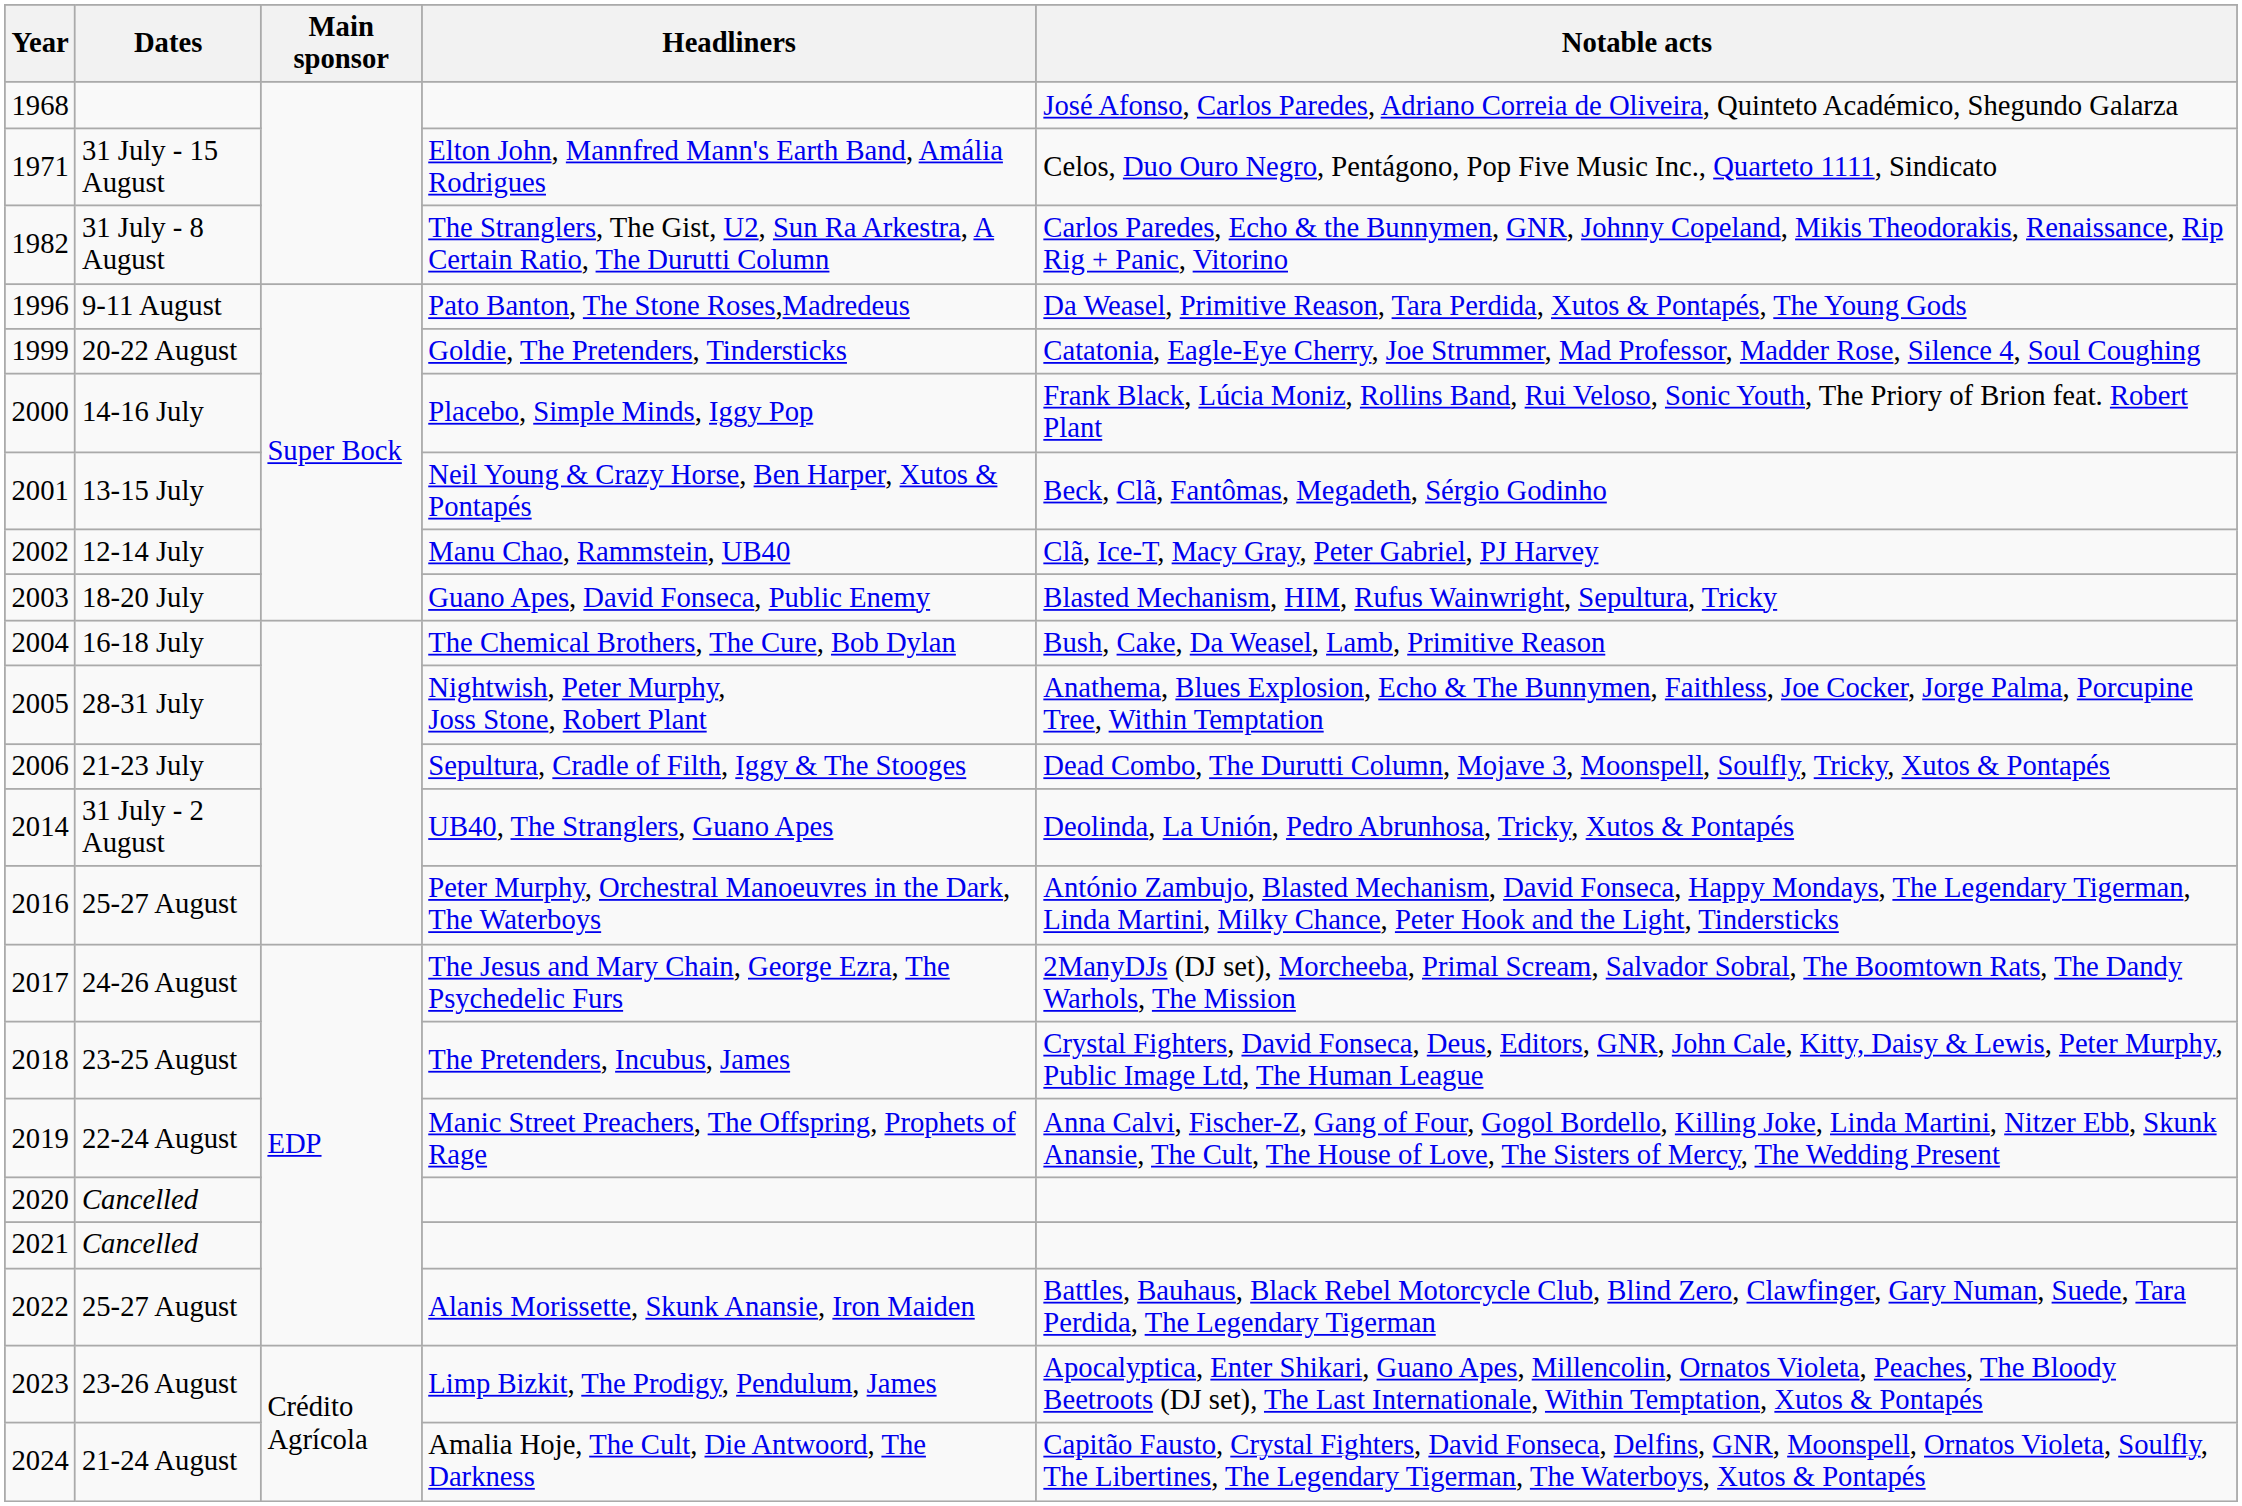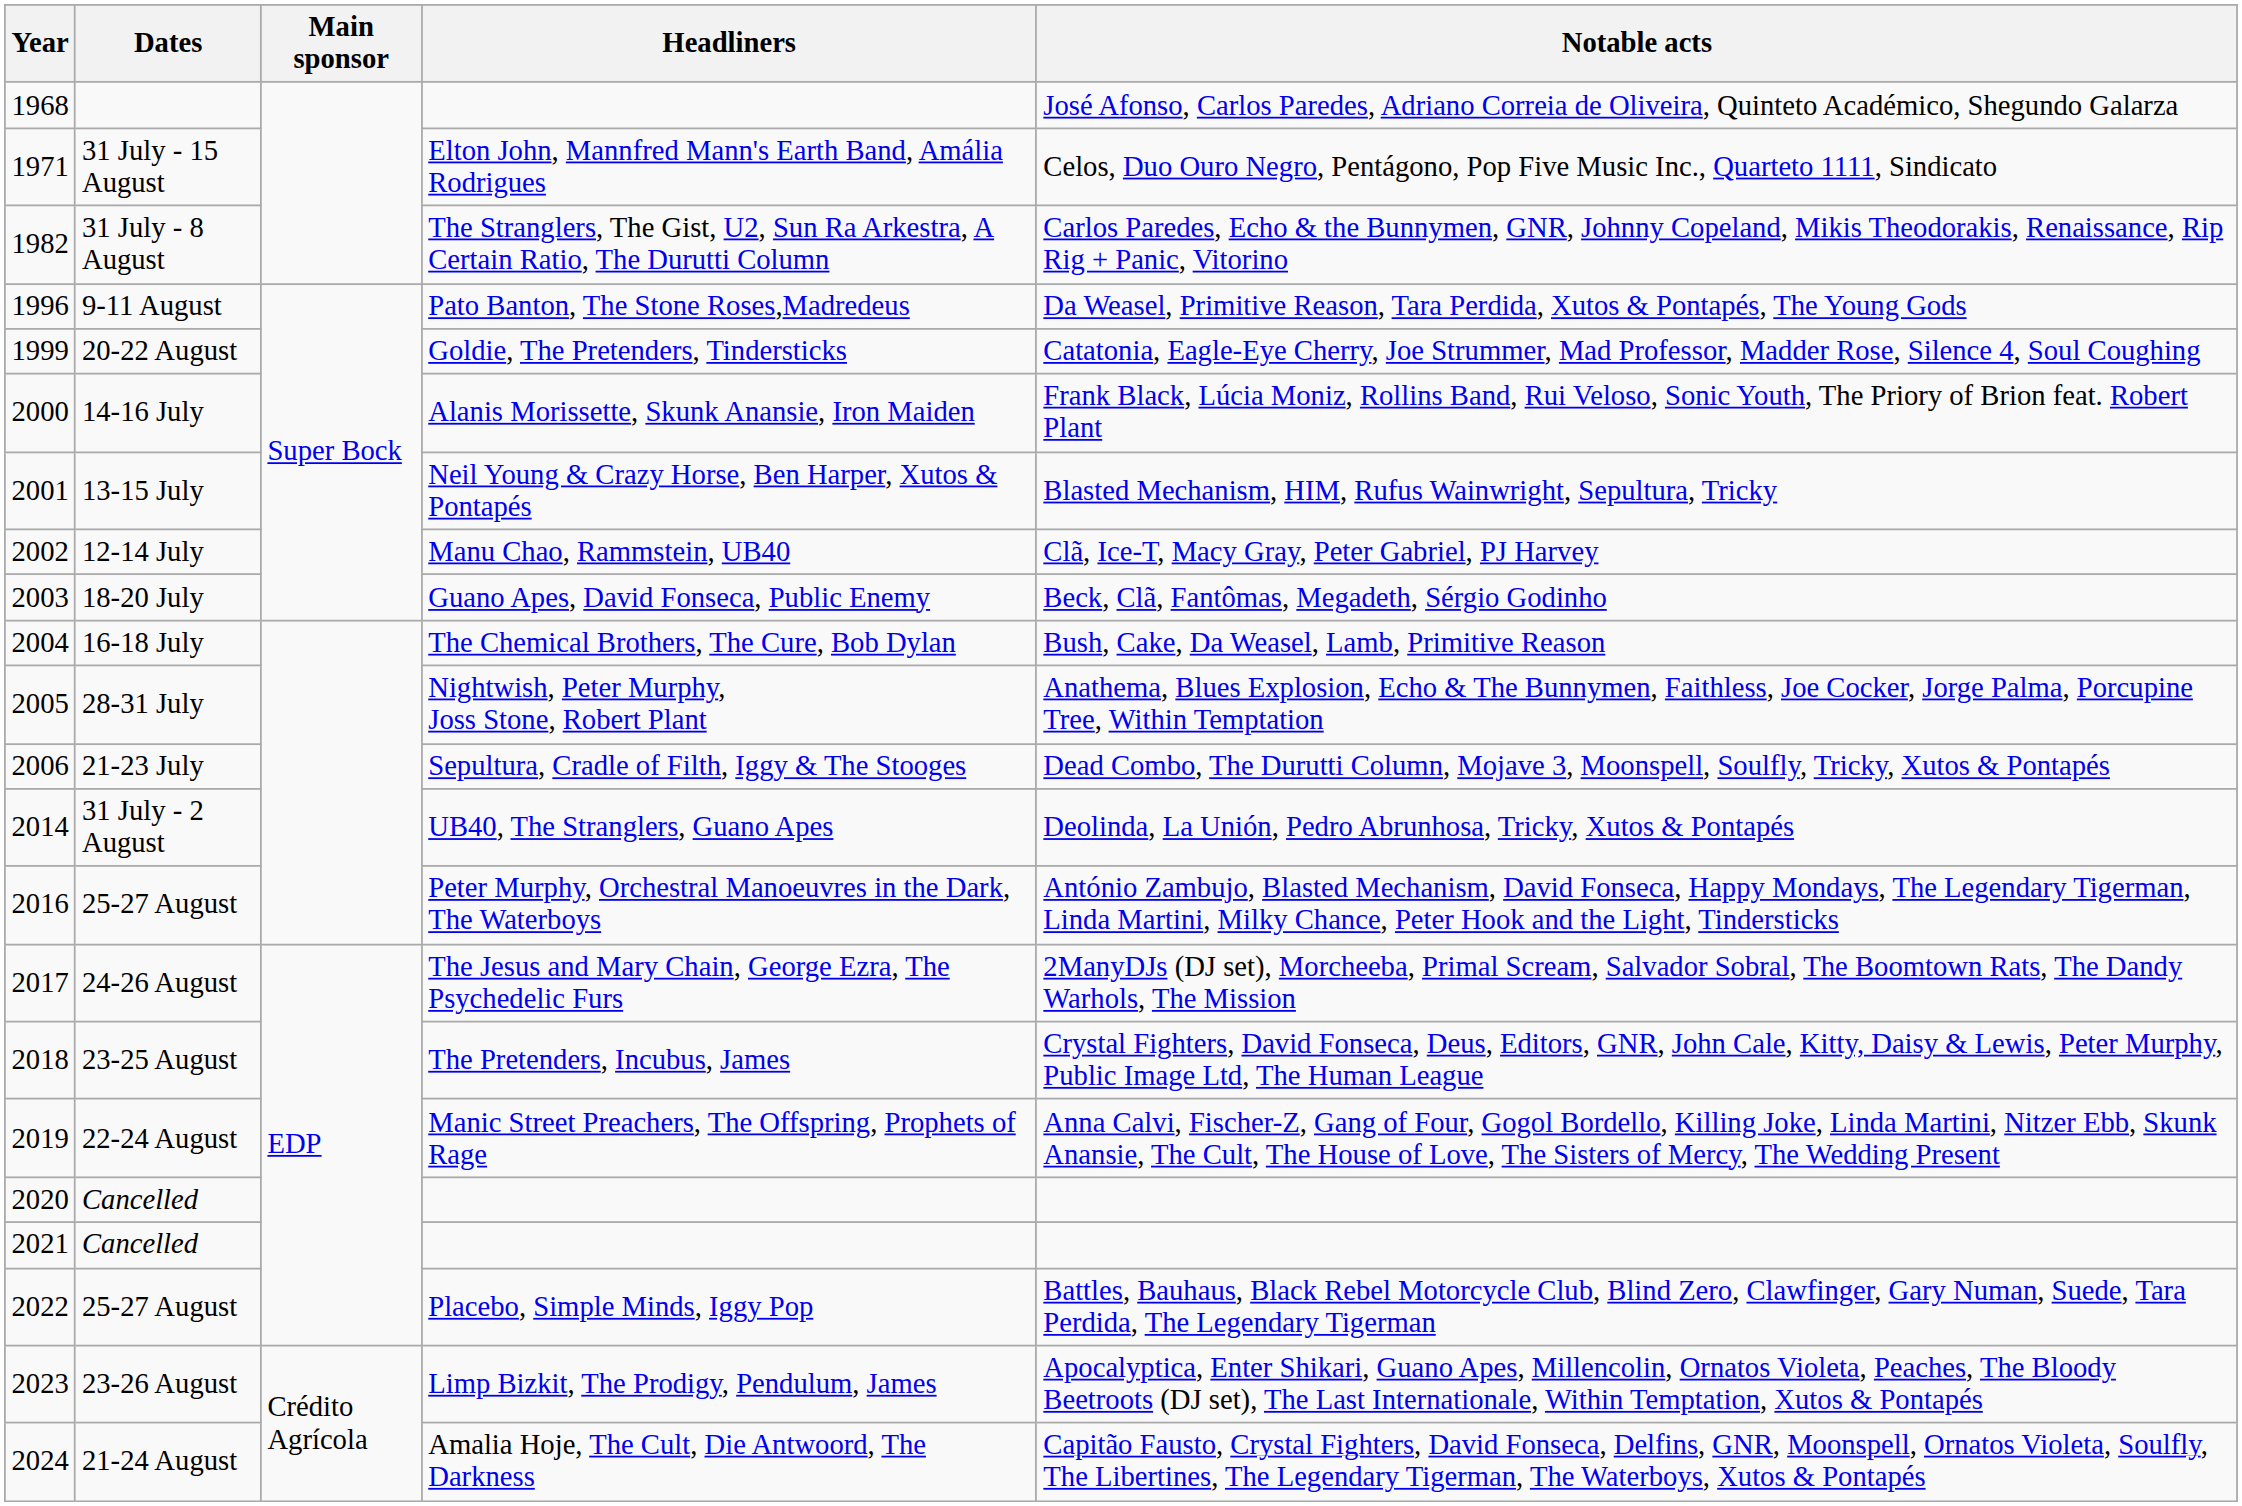(621, 412) Placebo, Simple Minds, Iggy Pop -> (701, 412) Alanis Morissette, Skunk Anansie, Iron Maiden
(1325, 490) Beck, Clã, Fantômas, Megadeth, Sérgio Godinho -> (1410, 490) Blasted Mechanism, HIM, Rufus Wainwright, Sepultura, Tricky
(1410, 597) Blasted Mechanism, HIM, Rufus Wainwright, Sepultura, Tricky -> (1325, 597) Beck, Clã, Fantômas, Megadeth, Sérgio Godinho
(701, 1306) Alanis Morissette, Skunk Anansie, Iron Maiden -> (621, 1306) Placebo, Simple Minds, Iggy Pop
